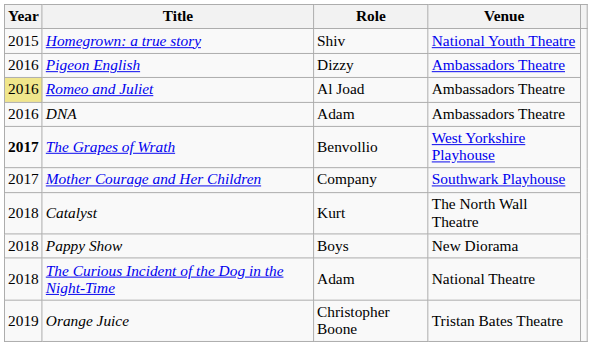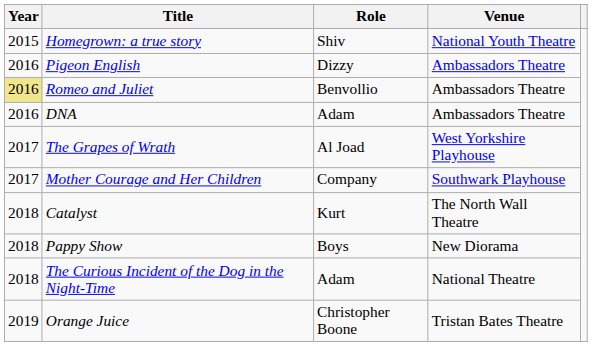(341, 89) Al Joad -> (347, 89) Benvollio
(23, 147) bold -> (23, 147) normal
(347, 147) Benvollio -> (341, 147) Al Joad
